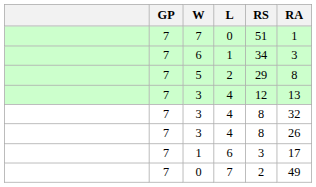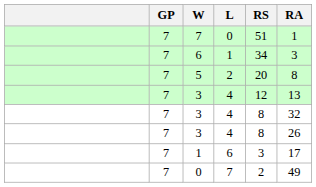(261, 75) 29 -> (261, 75) 20
